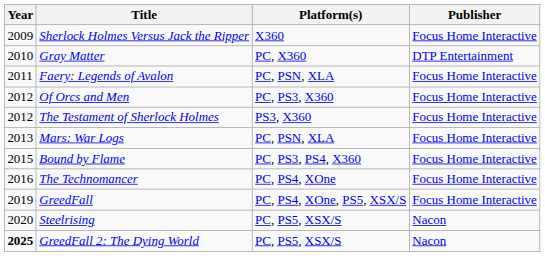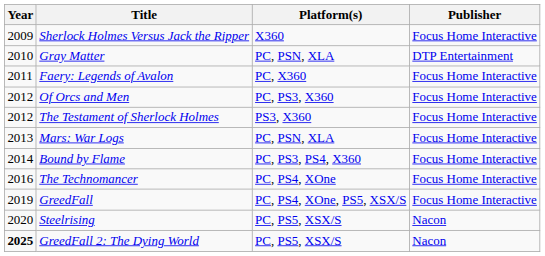(281, 55) PC, X360 -> (295, 55) PC, PSN, XLA
(295, 76) PC, PSN, XLA -> (281, 76) PC, X360
(20, 158) 2015 -> (20, 158) 2014
